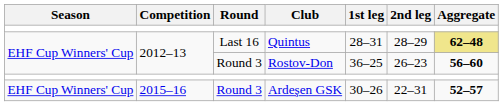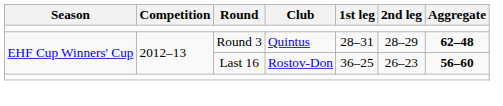(239, 42) Last 16 -> (239, 42) Round 3
(466, 42) khaki background -> (457, 42) no background
(239, 63) Round 3 -> (239, 63) Last 16
- row: (163, 90)
